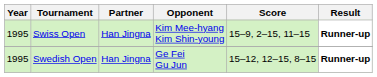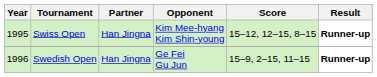(269, 33) 15–9, 2–15, 11–15 -> (273, 33) 15–12, 12–15, 8–15
(18, 60) 1995 -> (18, 60) 1996
(273, 60) 15–12, 12–15, 8–15 -> (269, 60) 15–9, 2–15, 11–15
